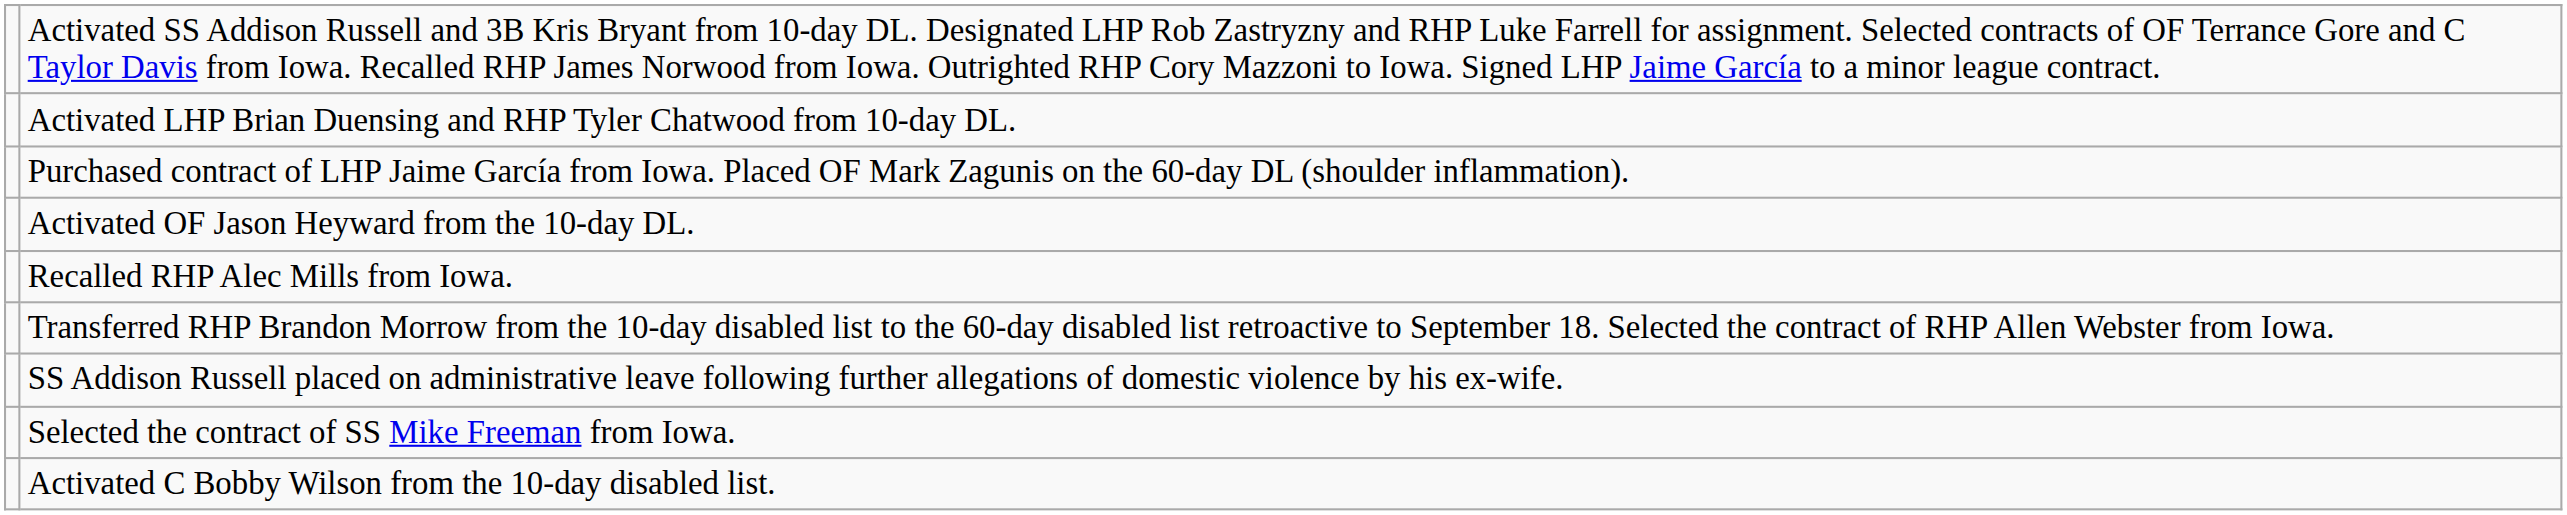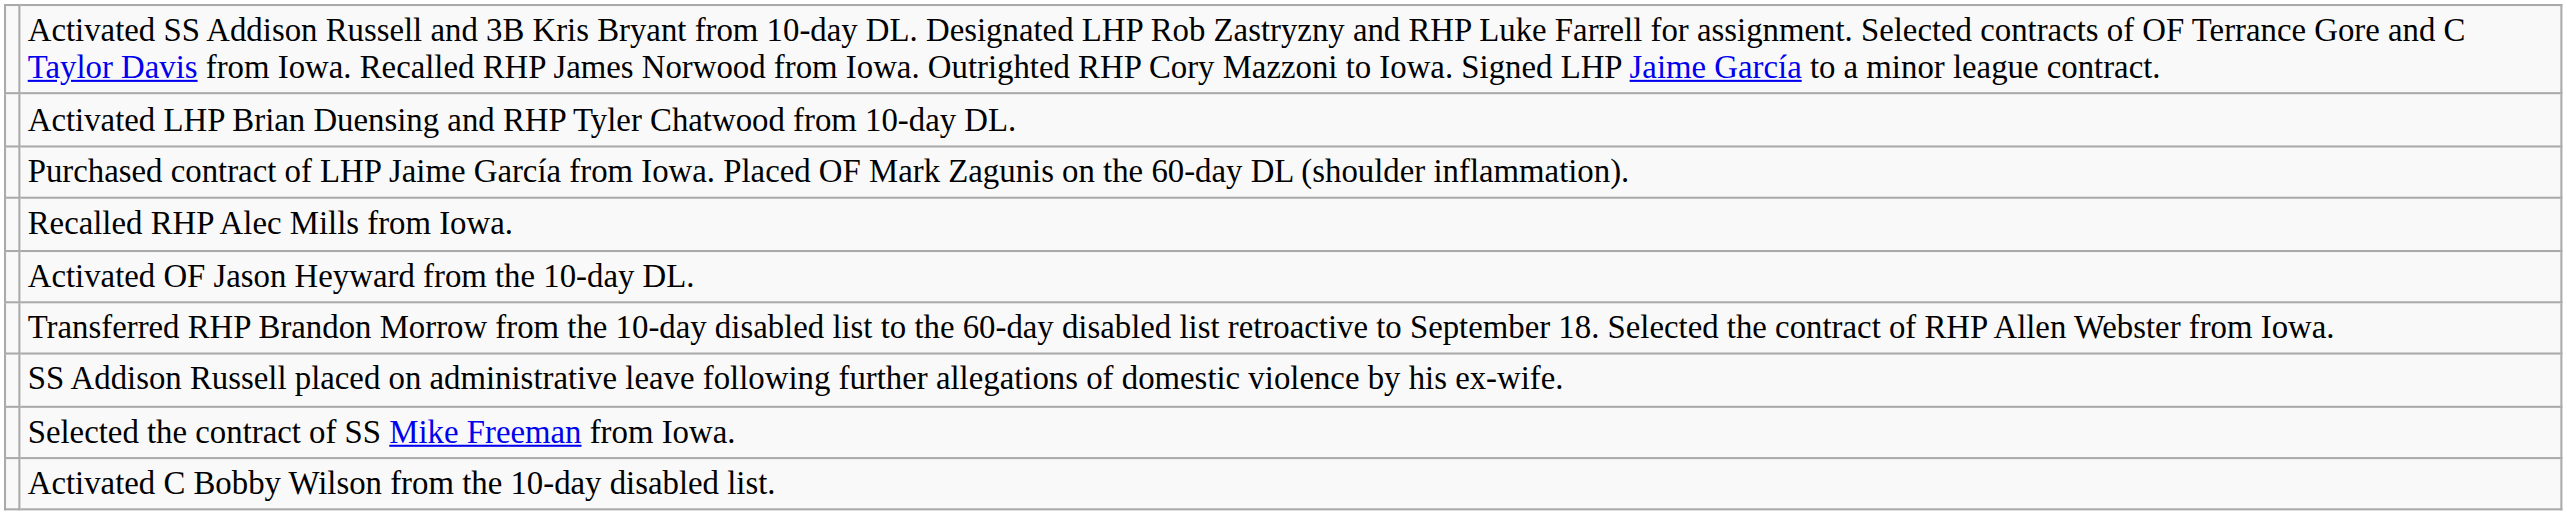rows swapped: (270, 275) <-> (361, 223)
